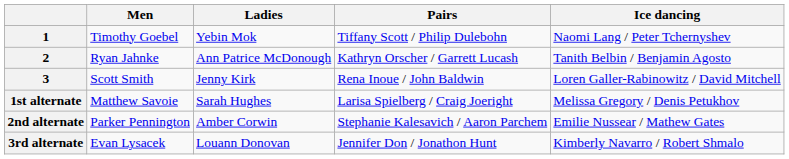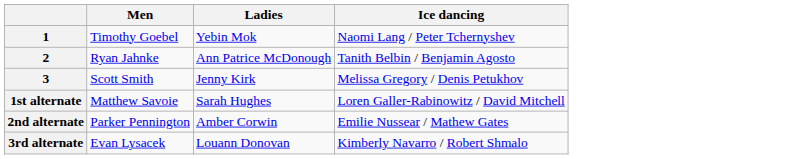- column: (442, 15)
(667, 79) Loren Galler-Rabinowitz / David Mitchell -> (430, 79) Melissa Gregory / Denis Petukhov
(646, 100) Melissa Gregory / Denis Petukhov -> (451, 100) Loren Galler-Rabinowitz / David Mitchell
